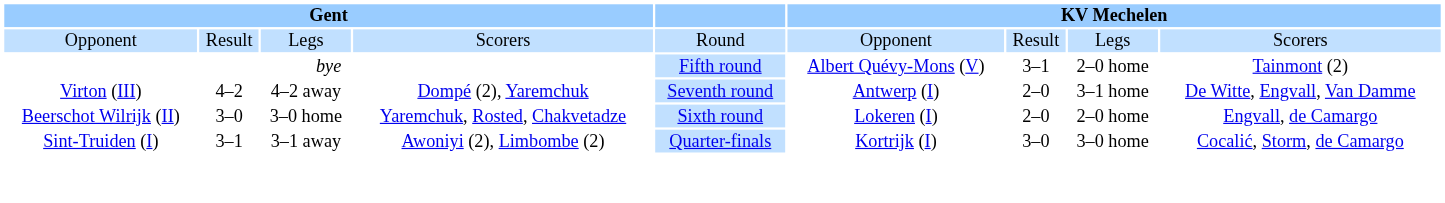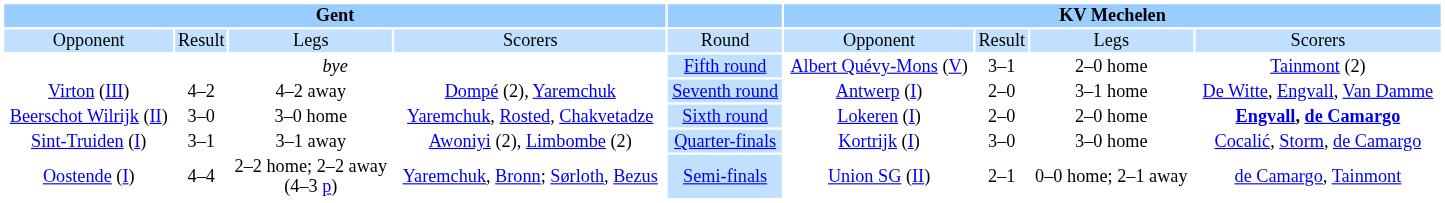(1300, 115) normal -> (1318, 115) bold
+ row: (89, 176)
